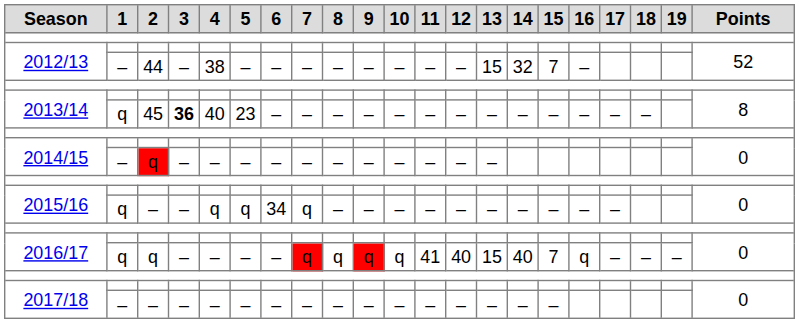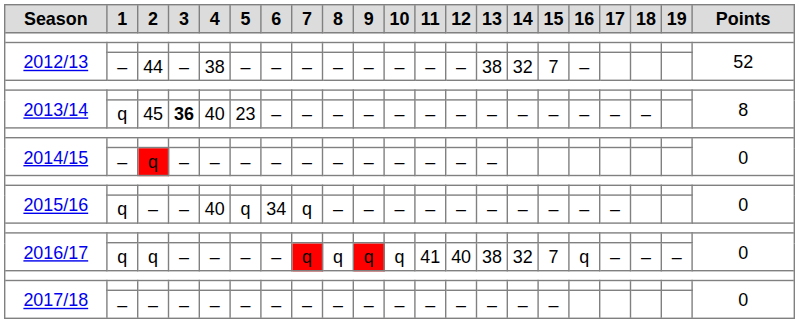(492, 66) 15 -> (492, 66) 38
(215, 209) q -> (215, 209) 40
(492, 257) 15 -> (492, 257) 38
(523, 257) 40 -> (523, 257) 32
